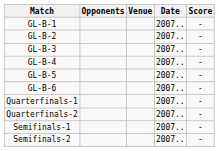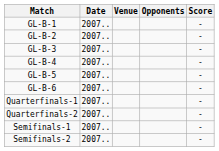columns swapped: (170, 11) <-> (103, 11)
